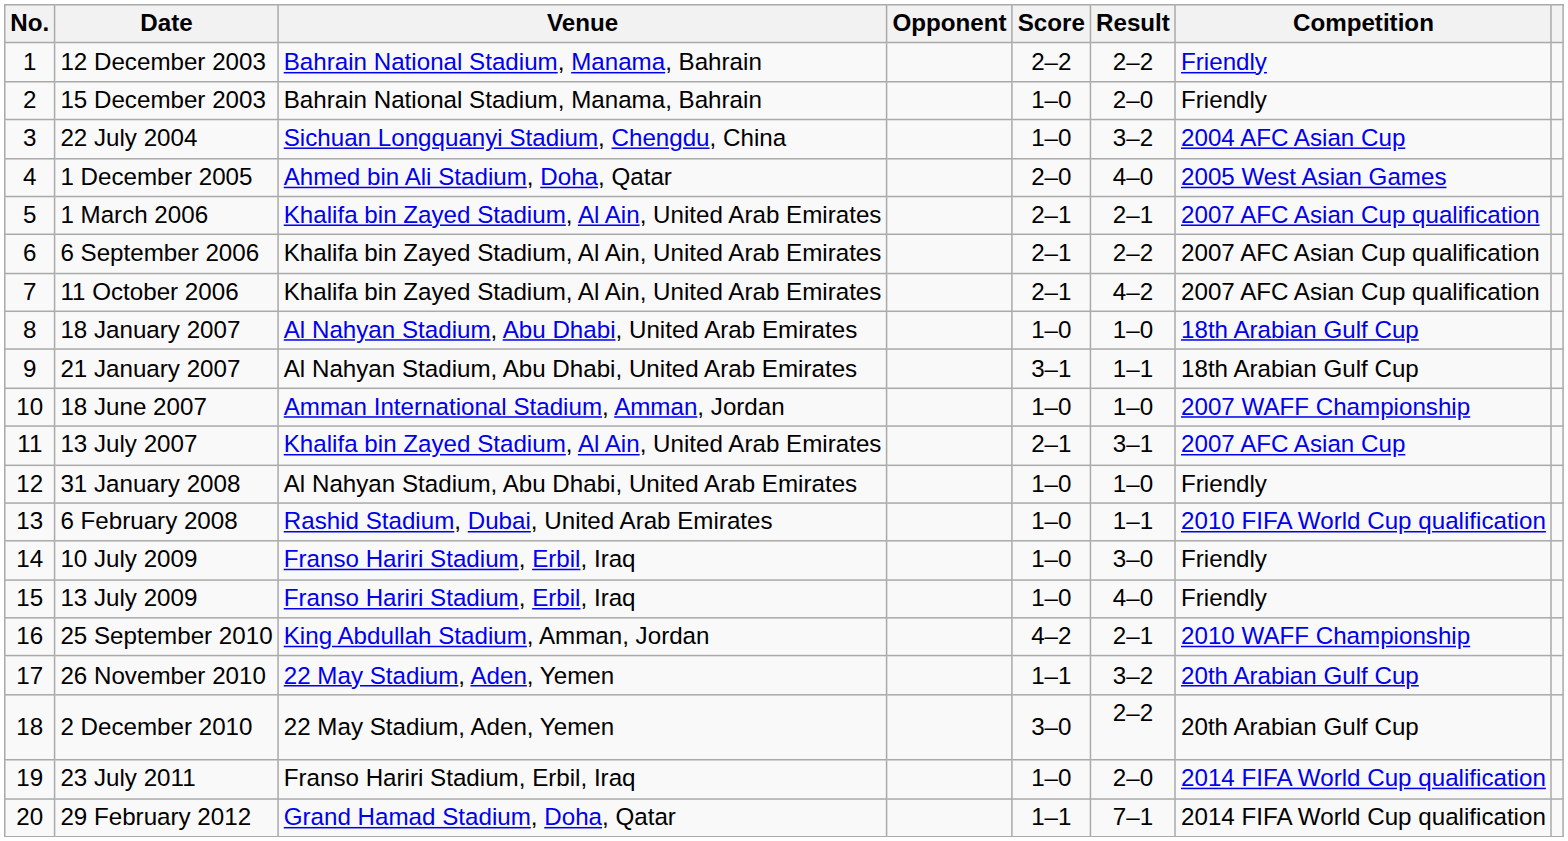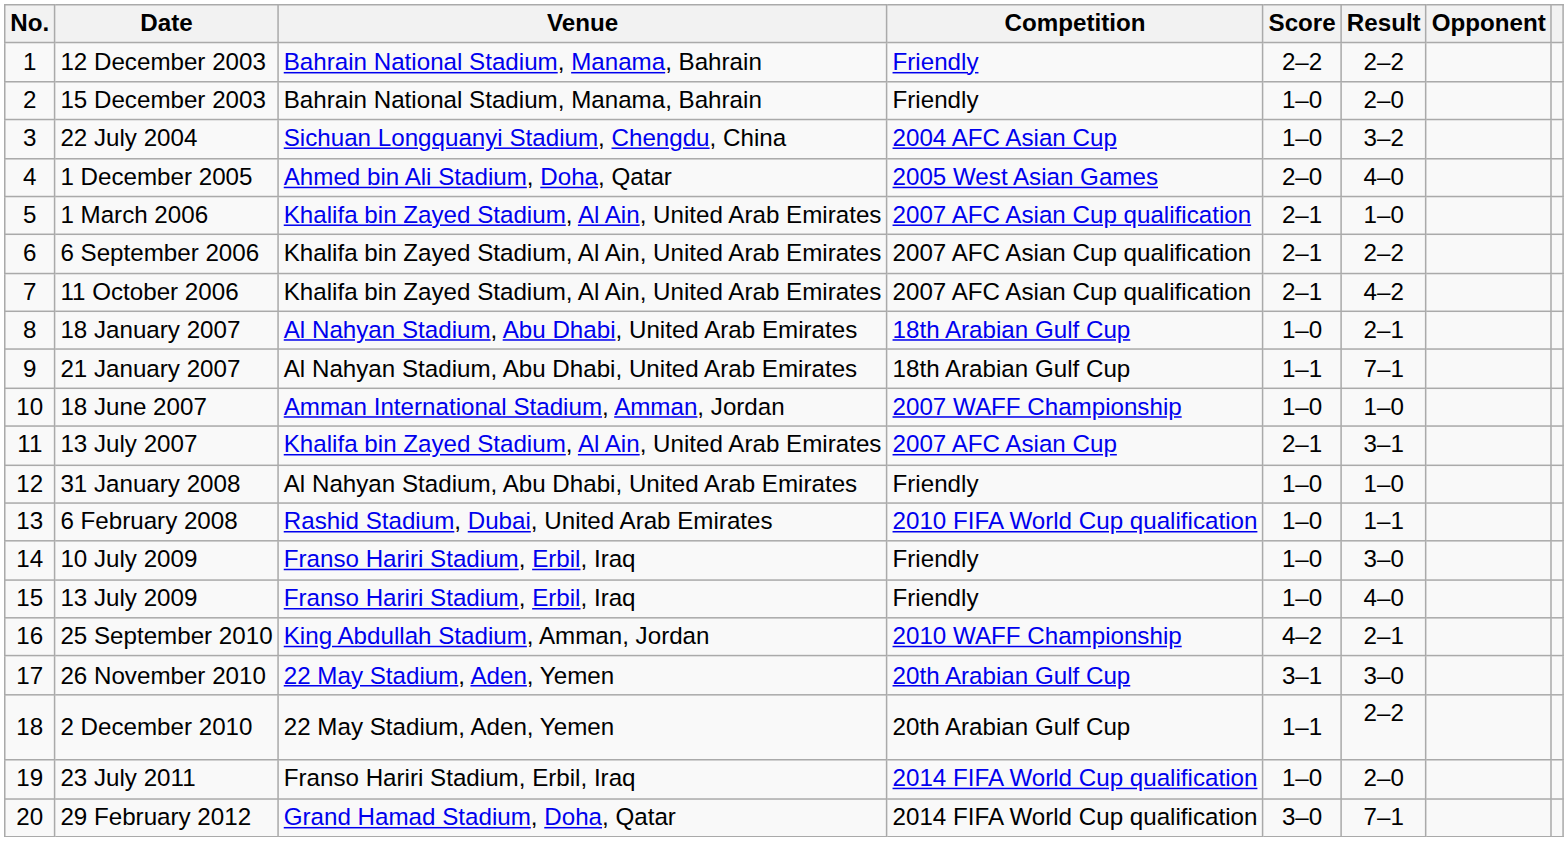columns swapped: (950, 23) <-> (1363, 23)
(1133, 215) 2–1 -> (1384, 215) 1–0
(1133, 330) 1–0 -> (1384, 330) 2–1
(1051, 368) 3–1 -> (1302, 368) 1–1
(1133, 368) 1–1 -> (1384, 368) 7–1
(1051, 675) 1–1 -> (1302, 675) 3–1
(1133, 675) 3–2 -> (1384, 675) 3–0
(1051, 726) 3–0 -> (1302, 726) 1–1
(1051, 817) 1–1 -> (1302, 817) 3–0
